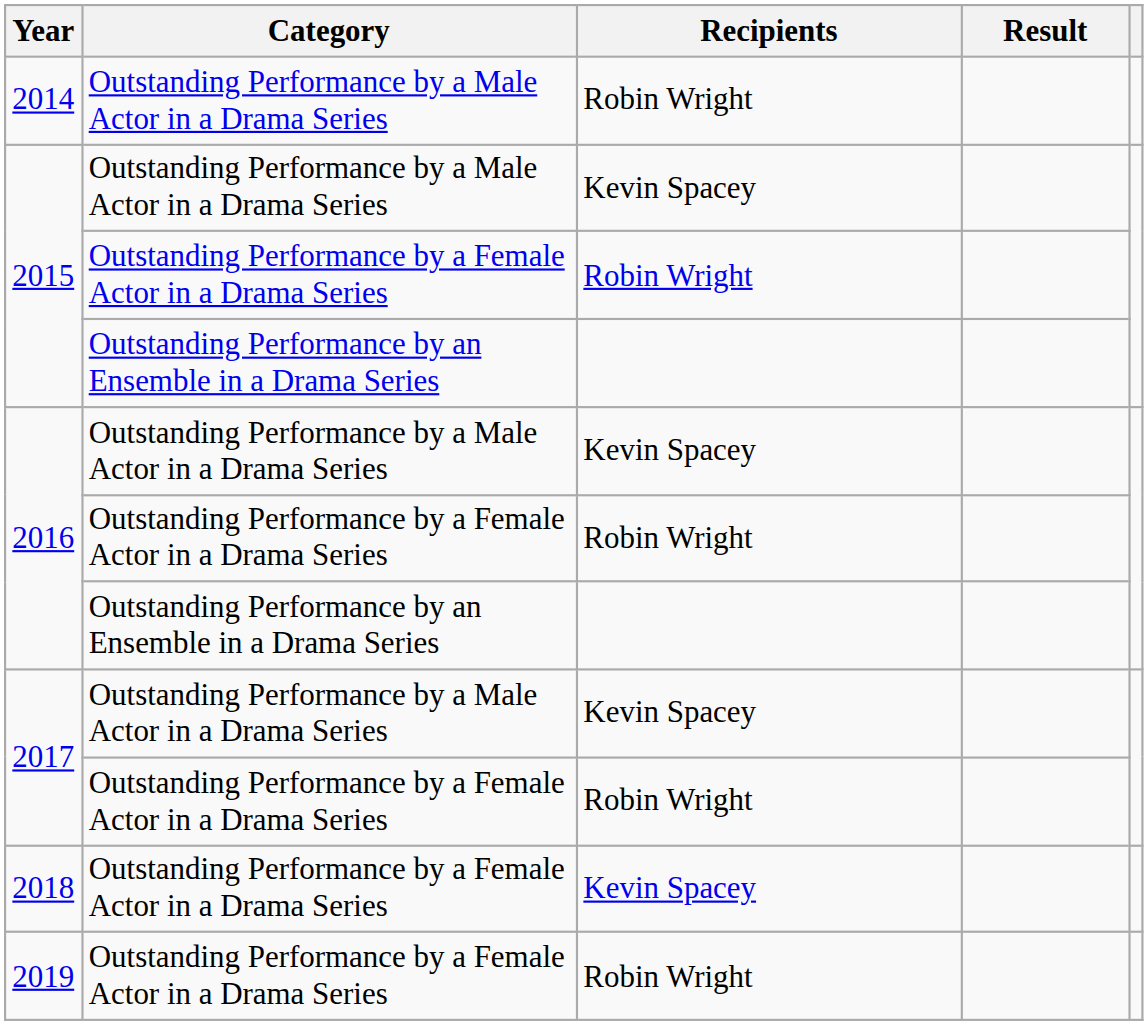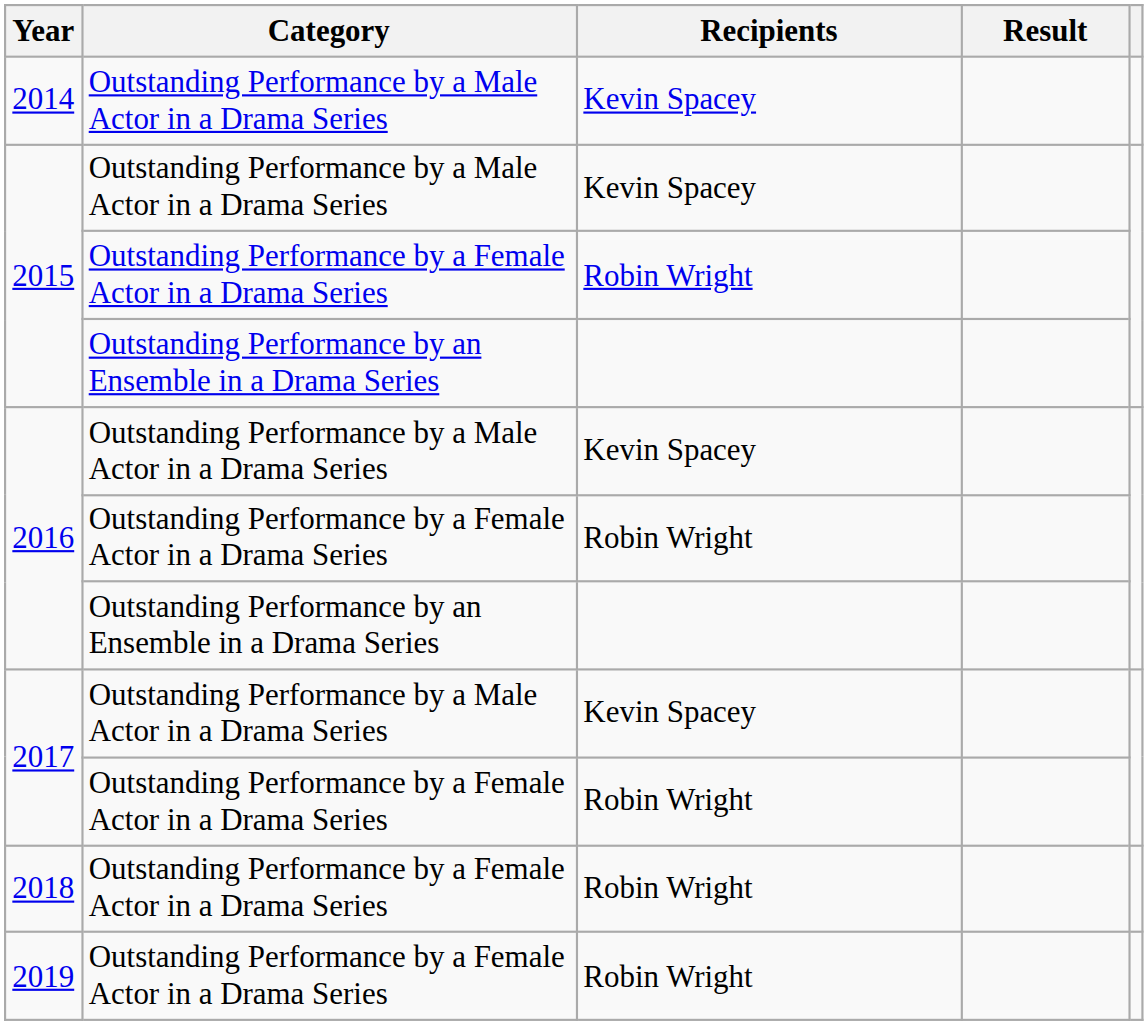(668, 99) Robin Wright -> (670, 99) Kevin Spacey
(670, 888) Kevin Spacey -> (668, 888) Robin Wright
